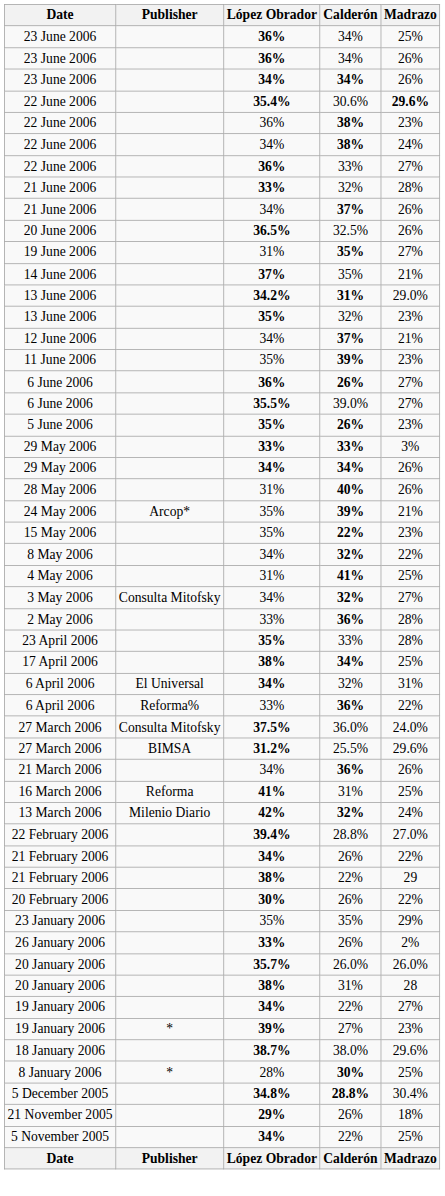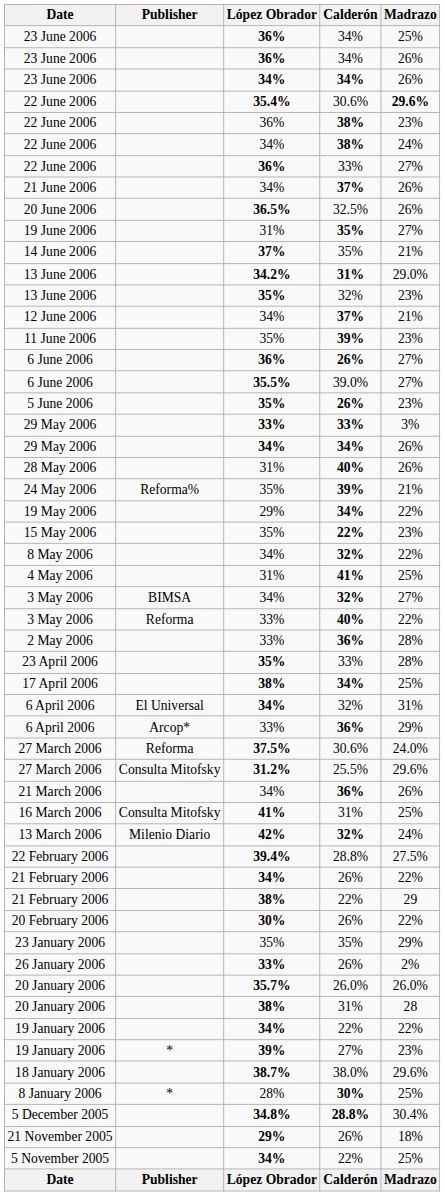- row: (60, 187)
(170, 511) Arcop* -> (170, 489) Reforma%
+ row: (60, 511)
(170, 597) Consulta Mitofsky -> (170, 597) BIMSA
+ row: (60, 619)
(170, 705) Reforma% -> (170, 727) Arcop*
(410, 705) 22% -> (410, 727) 29%
(170, 727) Consulta Mitofsky -> (170, 748) Reforma
(350, 727) 36.0% -> (350, 748) 30.6%
(170, 748) BIMSA -> (170, 770) Consulta Mitofsky
(170, 791) Reforma -> (170, 813) Consulta Mitofsky
(410, 834) 27.0% -> (410, 856) 27.5%
(410, 1007) 27% -> (410, 1029) 22%
